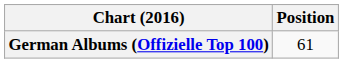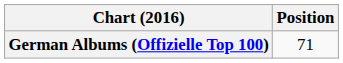(305, 44) 61 -> (305, 44) 71
